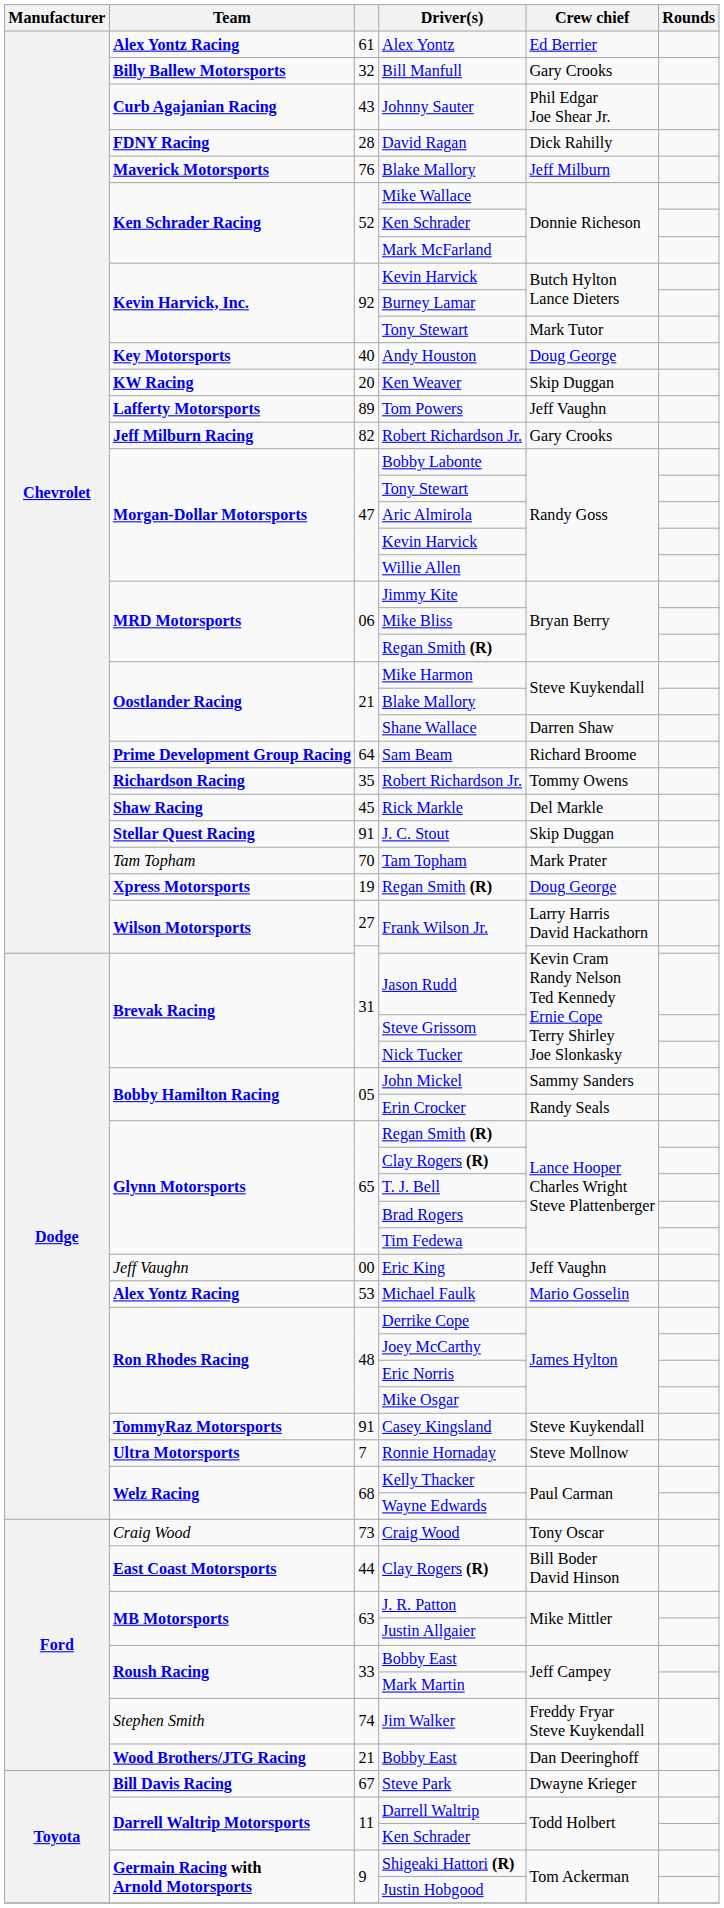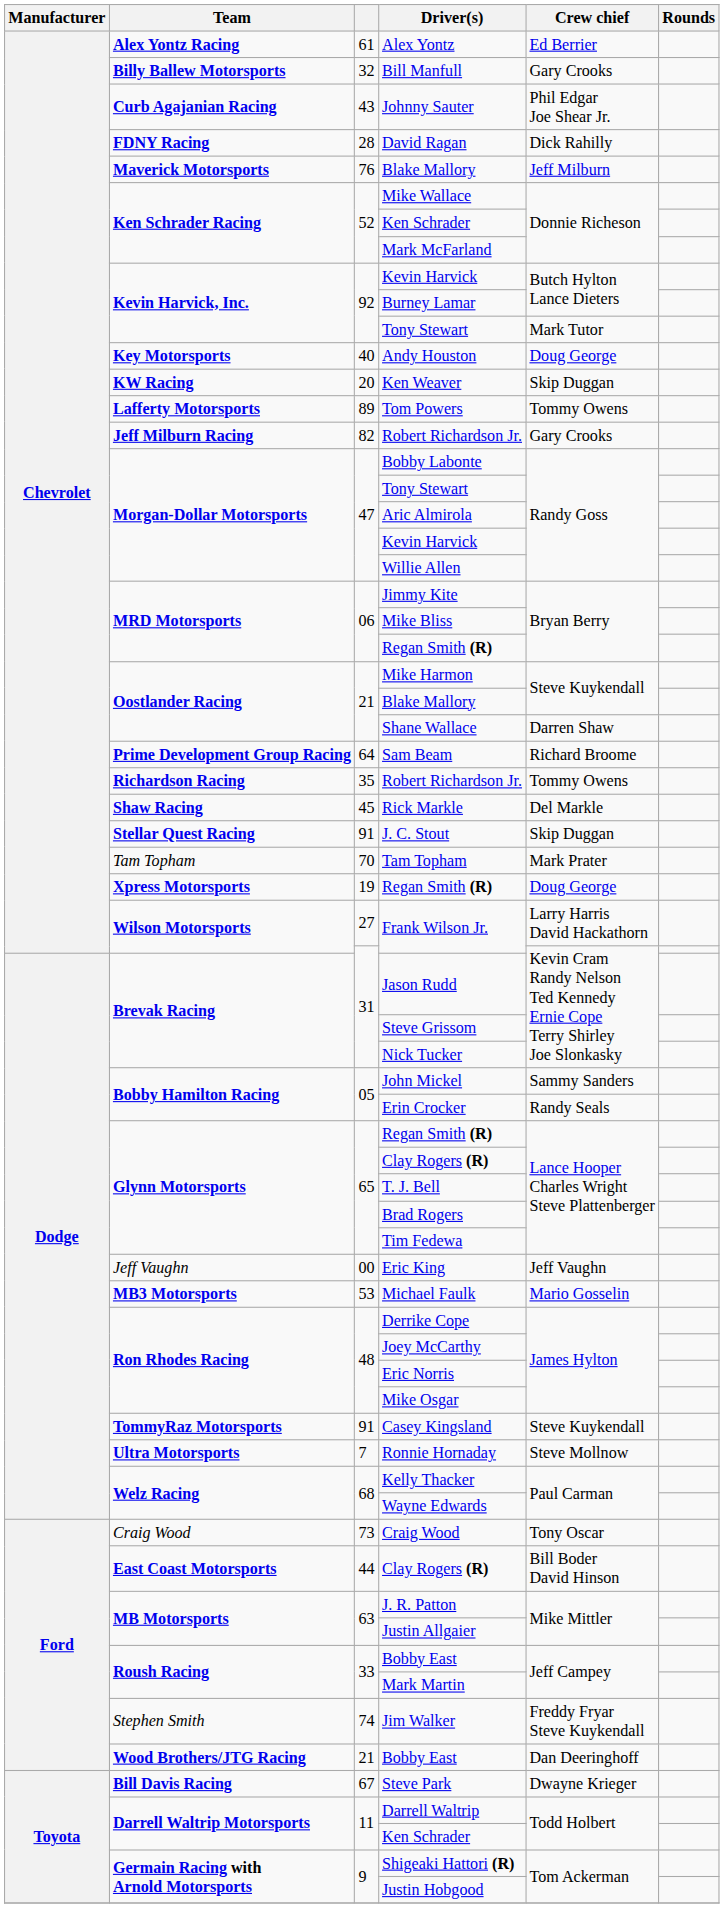(568, 408) Jeff Vaughn -> (579, 408) Tommy Owens
(176, 1293) Alex Yontz Racing -> (175, 1293) MB3 Motorsports
